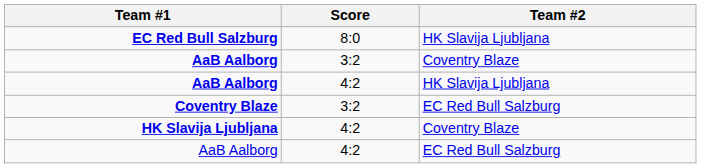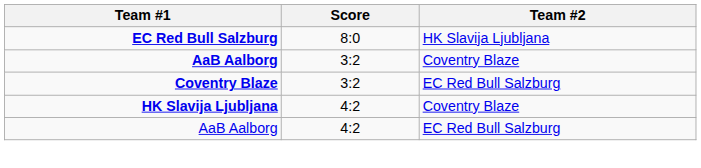- row: (235, 83)
